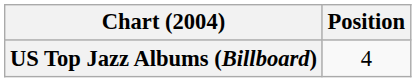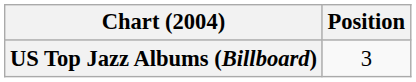(366, 58) 4 -> (366, 58) 3
